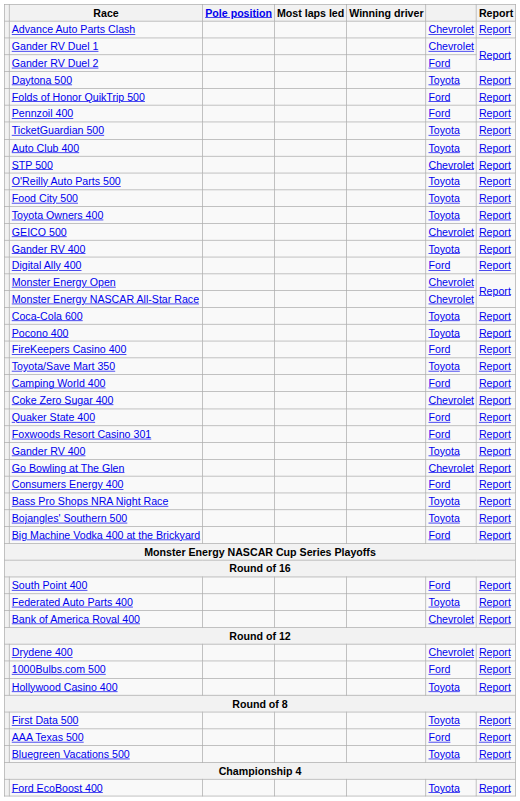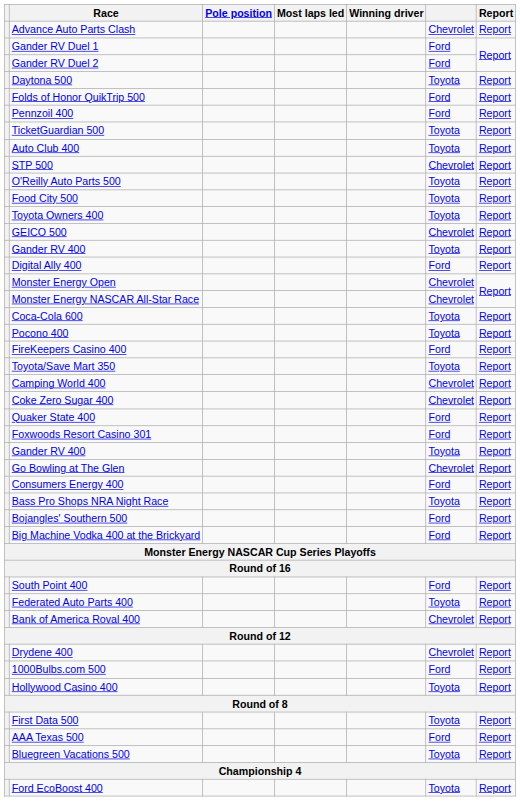(451, 47) Chevrolet -> (439, 47) Ford
(439, 384) Ford -> (451, 384) Chevrolet
(444, 518) Toyota -> (439, 518) Ford
